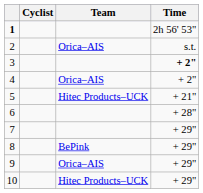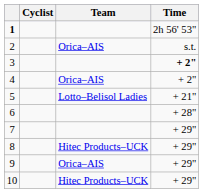(103, 96) Hitec Products–UCK -> (103, 96) Lotto–Belisol Ladies
(74, 146) BePink -> (103, 146) Hitec Products–UCK
